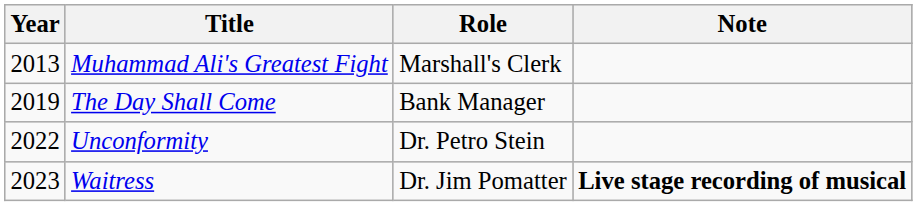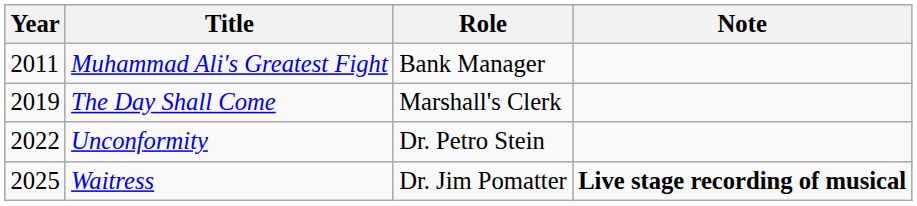(35, 63) 2013 -> (35, 63) 2011
(480, 63) Marshall's Clerk -> (472, 63) Bank Manager
(472, 102) Bank Manager -> (480, 102) Marshall's Clerk
(35, 180) 2023 -> (35, 180) 2025
